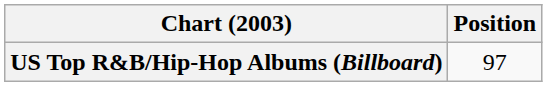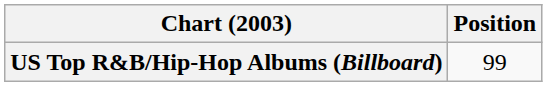(495, 61) 97 -> (495, 61) 99
